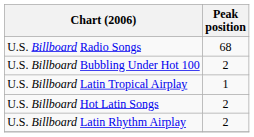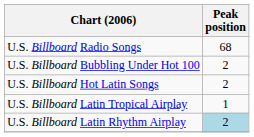rows swapped: (83, 103) <-> (97, 84)
(226, 122) no background -> (226, 122) lightblue background
